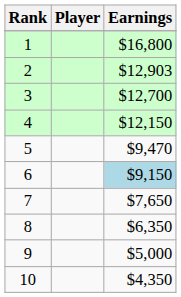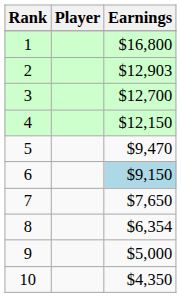(149, 227) $6,350 -> (149, 227) $6,354
